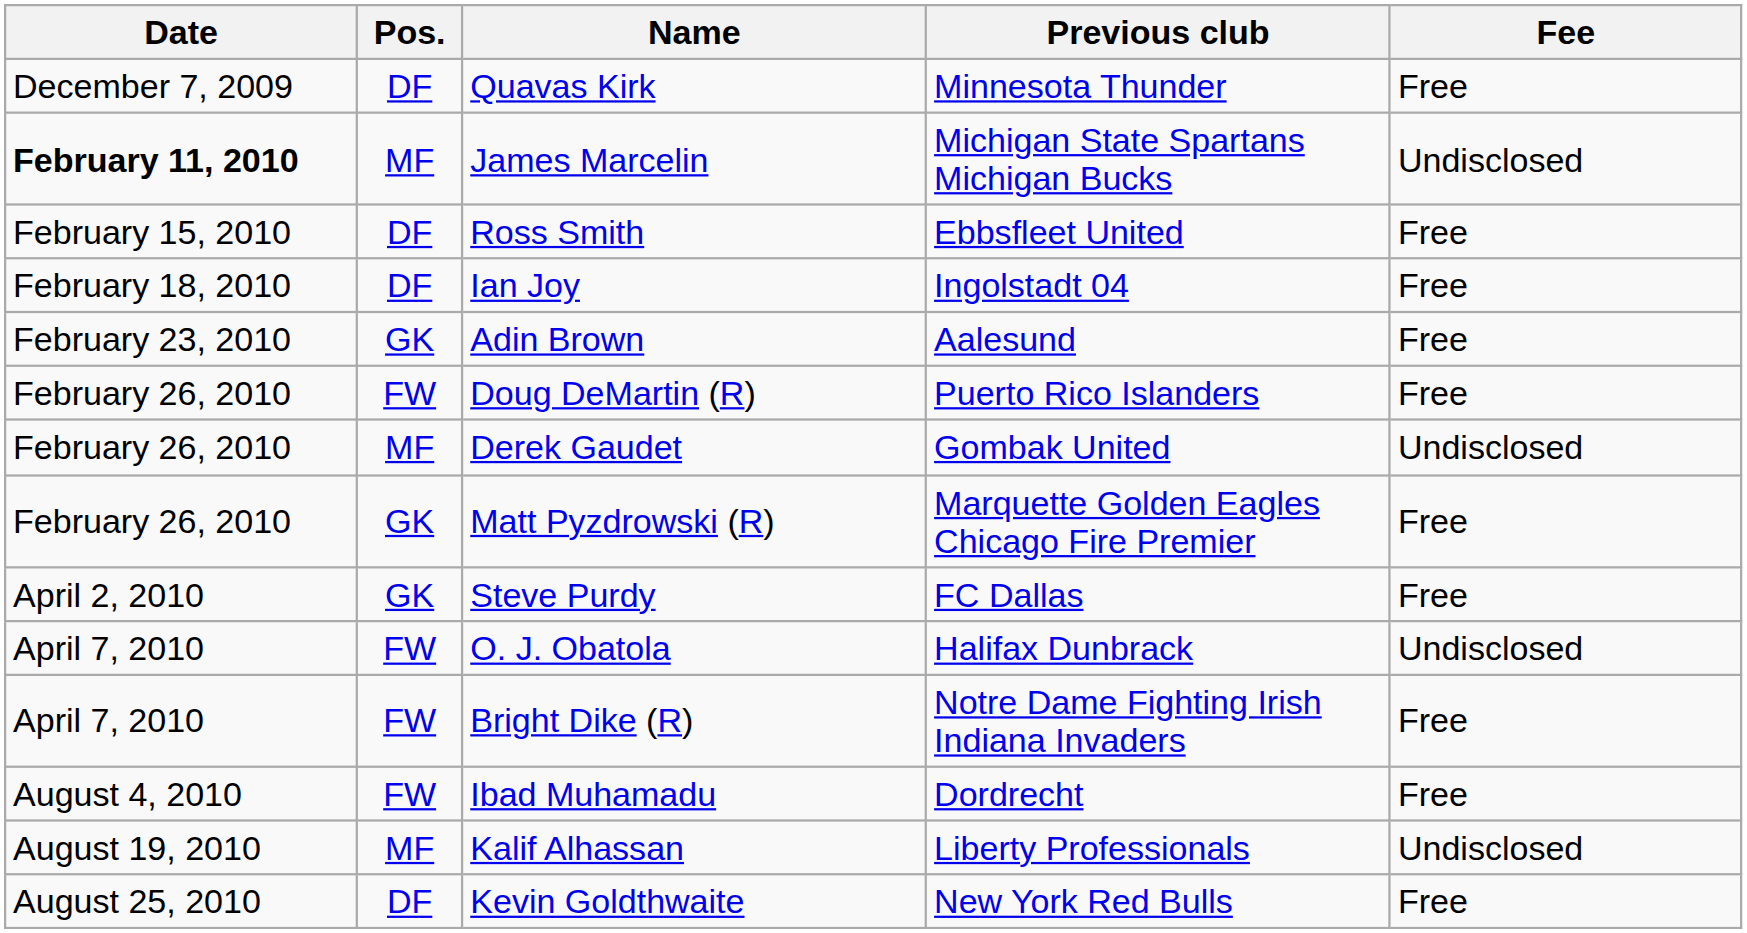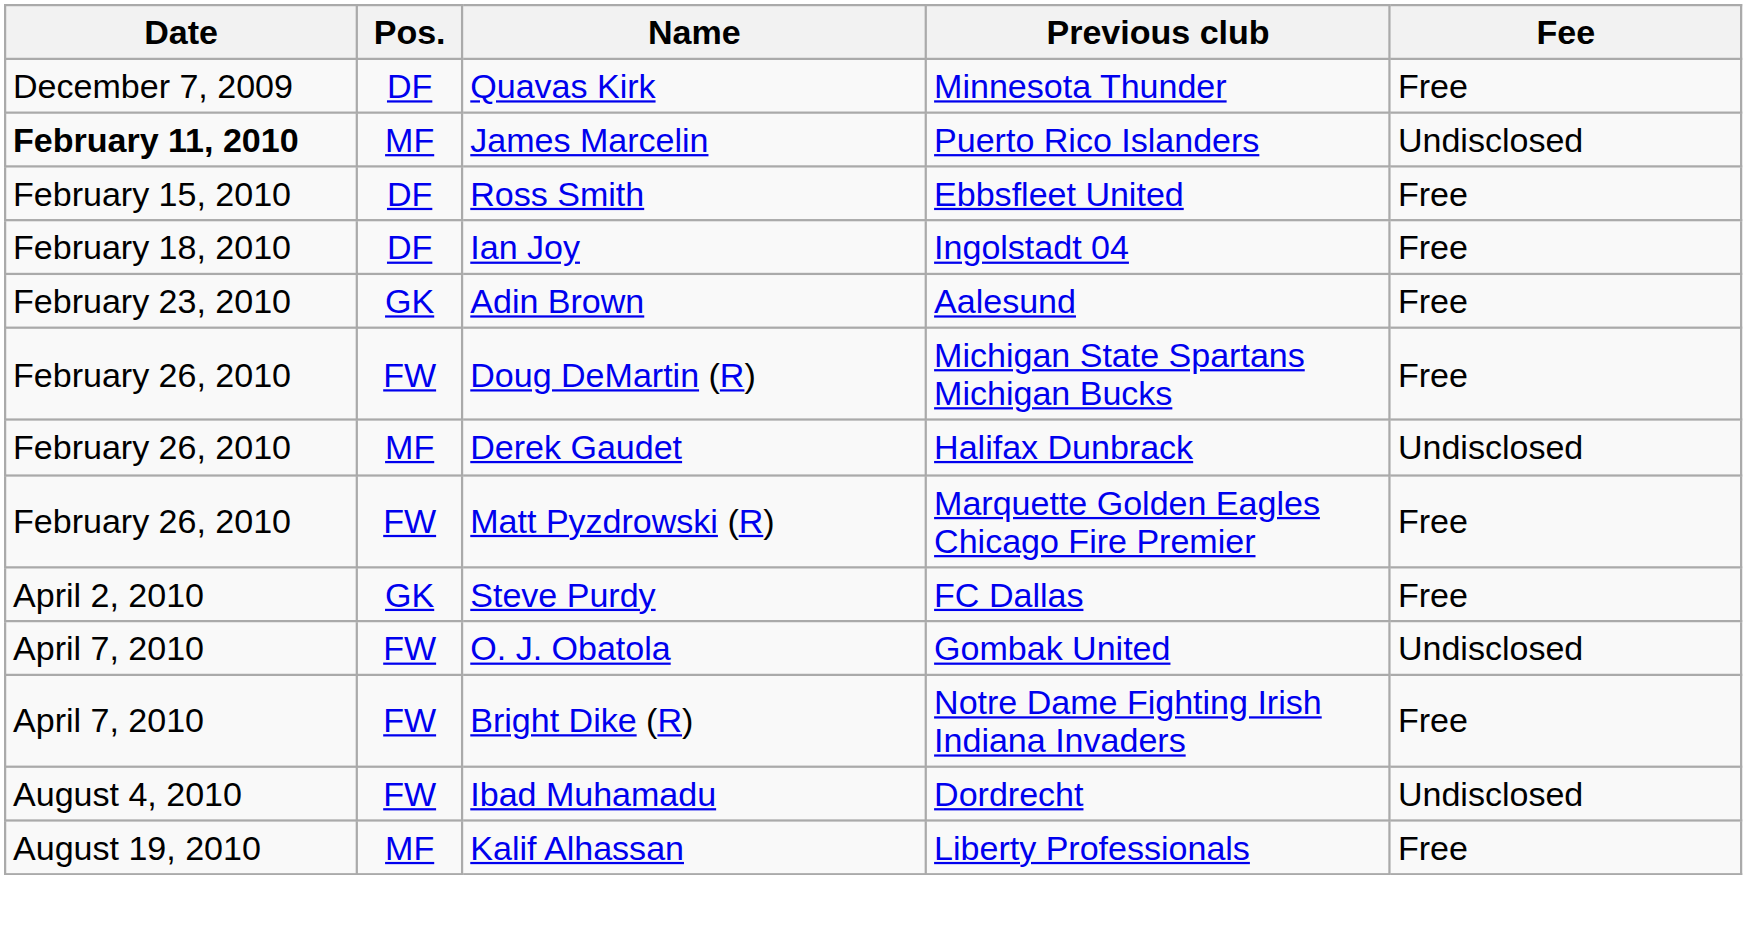(1119, 159) Michigan State Spartans Michigan Bucks -> (1097, 140) Puerto Rico Islanders
(1097, 394) Puerto Rico Islanders -> (1119, 375) Michigan State Spartans Michigan Bucks
(1052, 448) Gombak United -> (1064, 448) Halifax Dunbrack
(410, 521) GK -> (410, 521) FW
(1064, 647) Halifax Dunbrack -> (1052, 647) Gombak United
(1433, 793) Free -> (1491, 793) Undisclosed
(1491, 847) Undisclosed -> (1433, 847) Free
- row: (607, 901)
